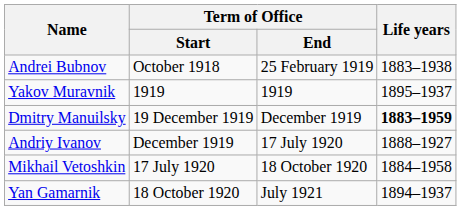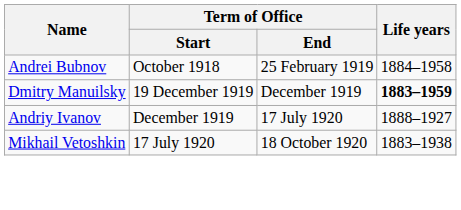(416, 67) 1883–1938 -> (416, 67) 1884–1958
- row: (62, 92)
(416, 167) 1884–1958 -> (416, 142) 1883–1938
- row: (54, 192)
